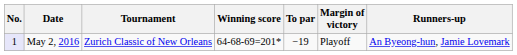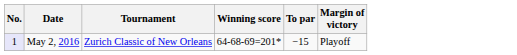- column: (439, 19)
(301, 42) −19 -> (301, 42) −15
